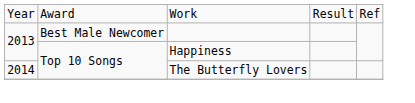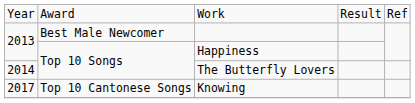+ row: (21, 88)
